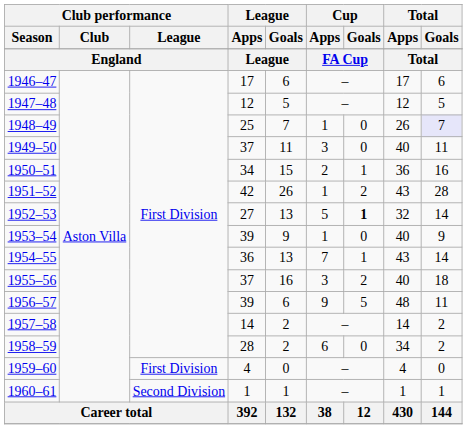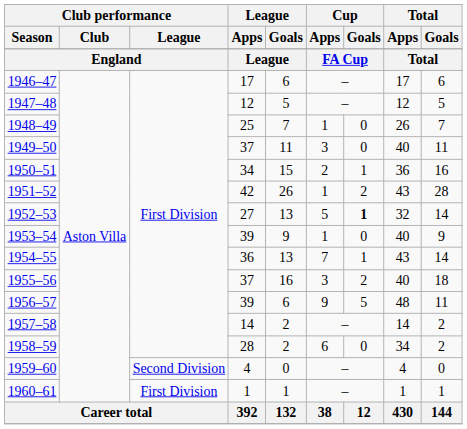(442, 125) lavender background -> (442, 125) no background
(179, 368) First Division -> (179, 368) Second Division
(179, 390) Second Division -> (179, 390) First Division
